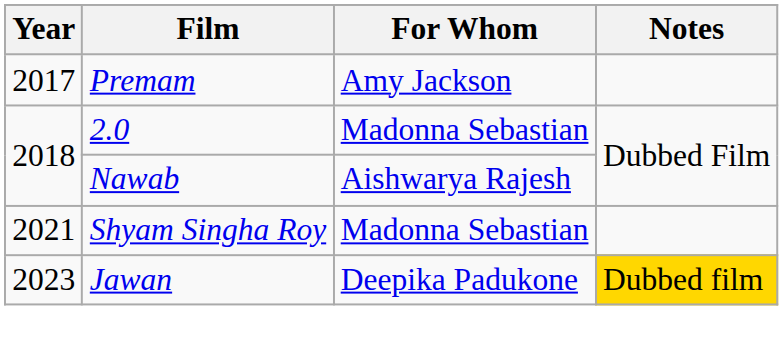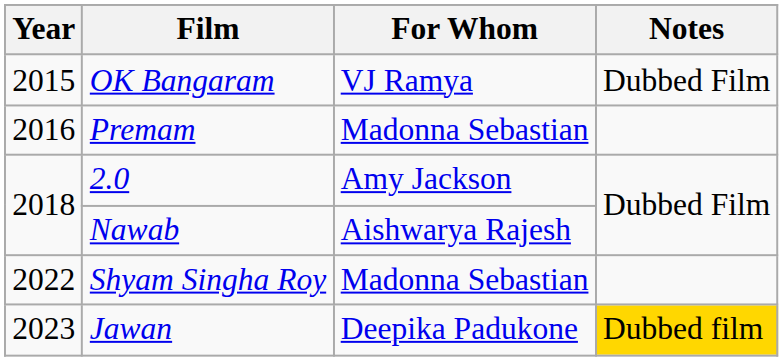+ row: (182, 79)
(44, 79) 2017 -> (44, 129) 2016
(426, 79) Amy Jackson -> (465, 129) Madonna Sebastian
(465, 129) Madonna Sebastian -> (426, 179) Amy Jackson
(44, 229) 2021 -> (44, 279) 2022
